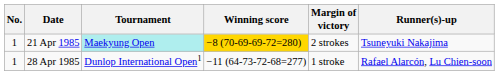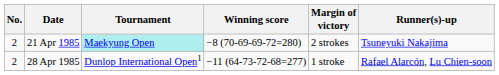(14, 43) 1 -> (14, 43) 2
(254, 43) gold background -> (254, 43) no background
(14, 61) 1 -> (14, 61) 2
